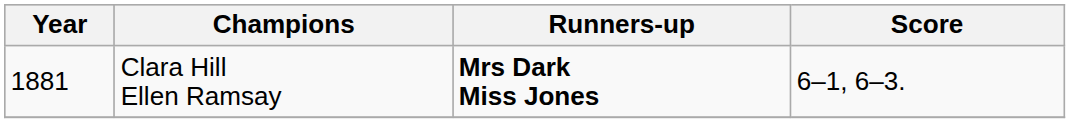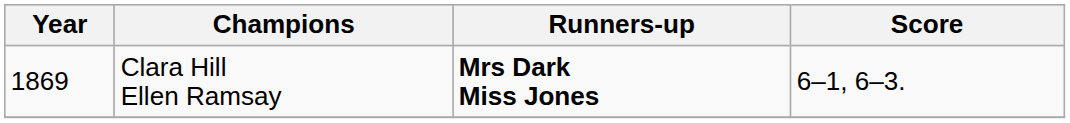(40, 81) 1881 -> (40, 81) 1869
